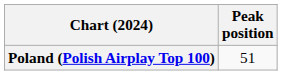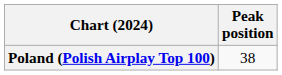(248, 57) 51 -> (248, 57) 38
